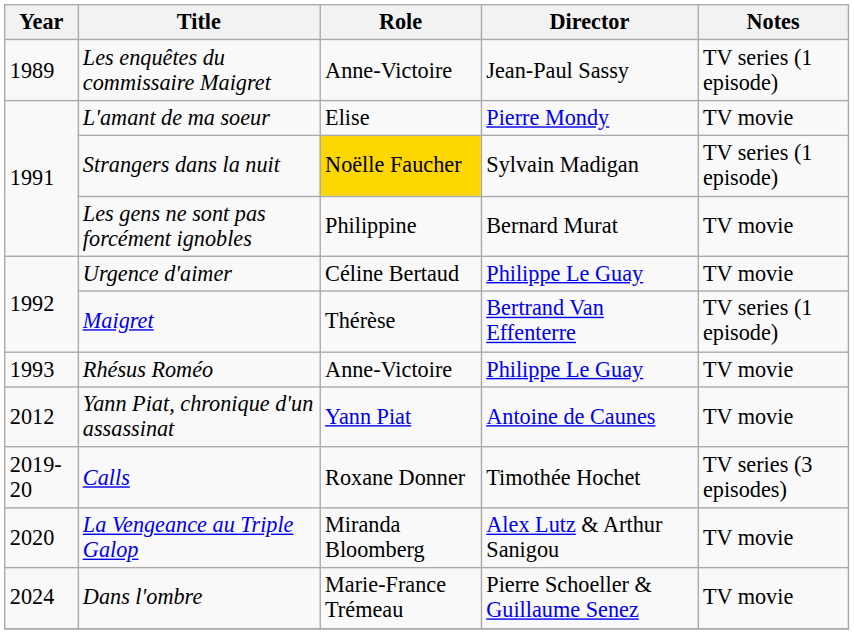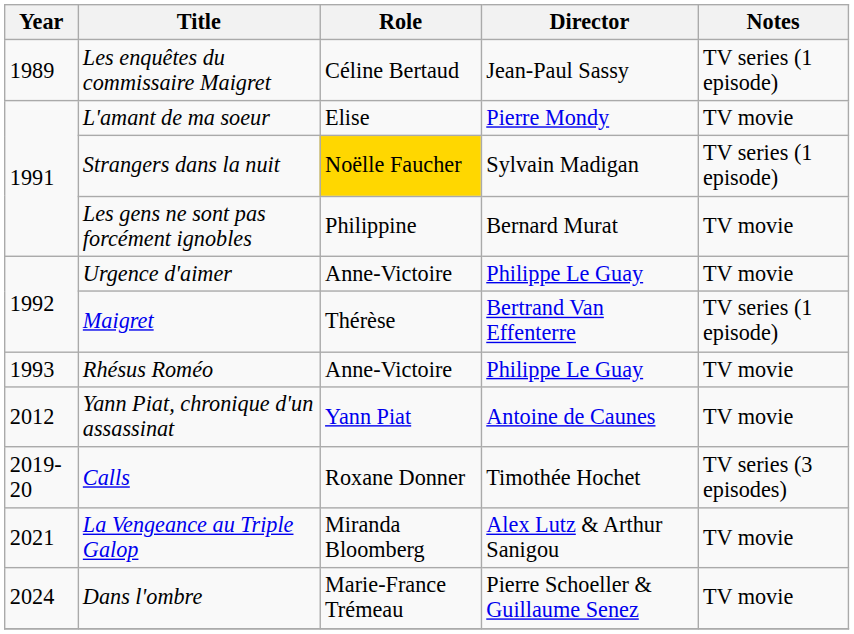(389, 69) Anne-Victoire -> (392, 69) Céline Bertaud
(392, 273) Céline Bertaud -> (389, 273) Anne-Victoire
(32, 537) 2020 -> (32, 537) 2021
